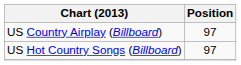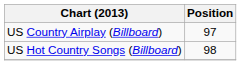(210, 50) 97 -> (210, 50) 98
